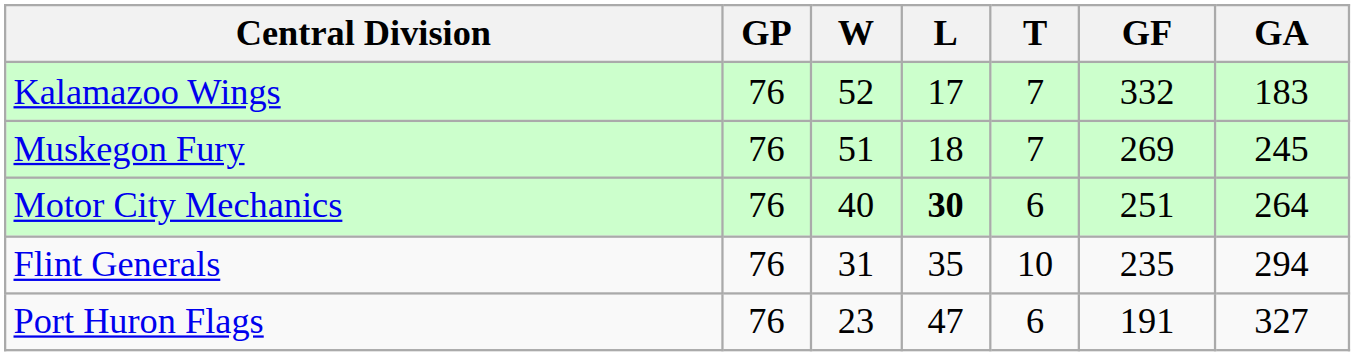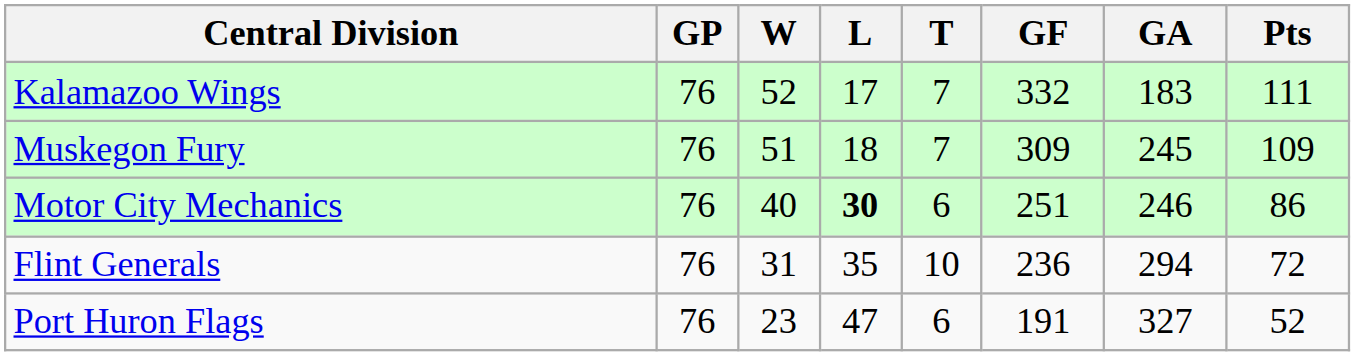+ column: (1288, 33)
(1147, 148) 269 -> (1043, 148) 309
(1281, 206) 264 -> (1165, 206) 246
(1147, 263) 235 -> (1043, 263) 236
